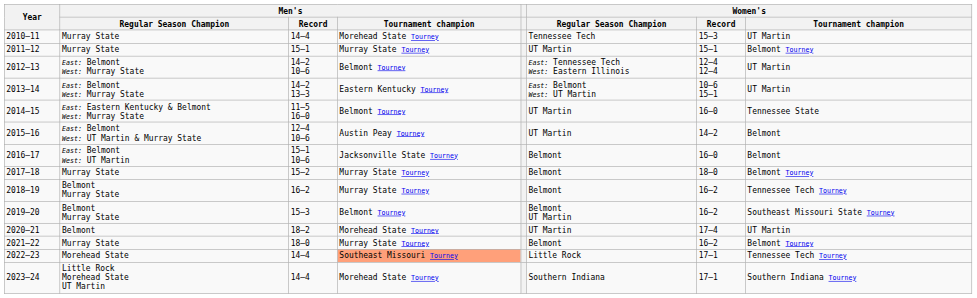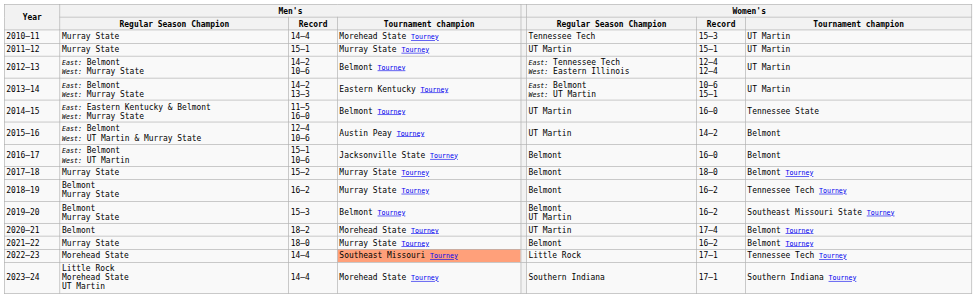(780, 50) Belmont Tourney -> (769, 50) UT Martin
(769, 230) UT Martin -> (780, 230) Belmont Tourney
